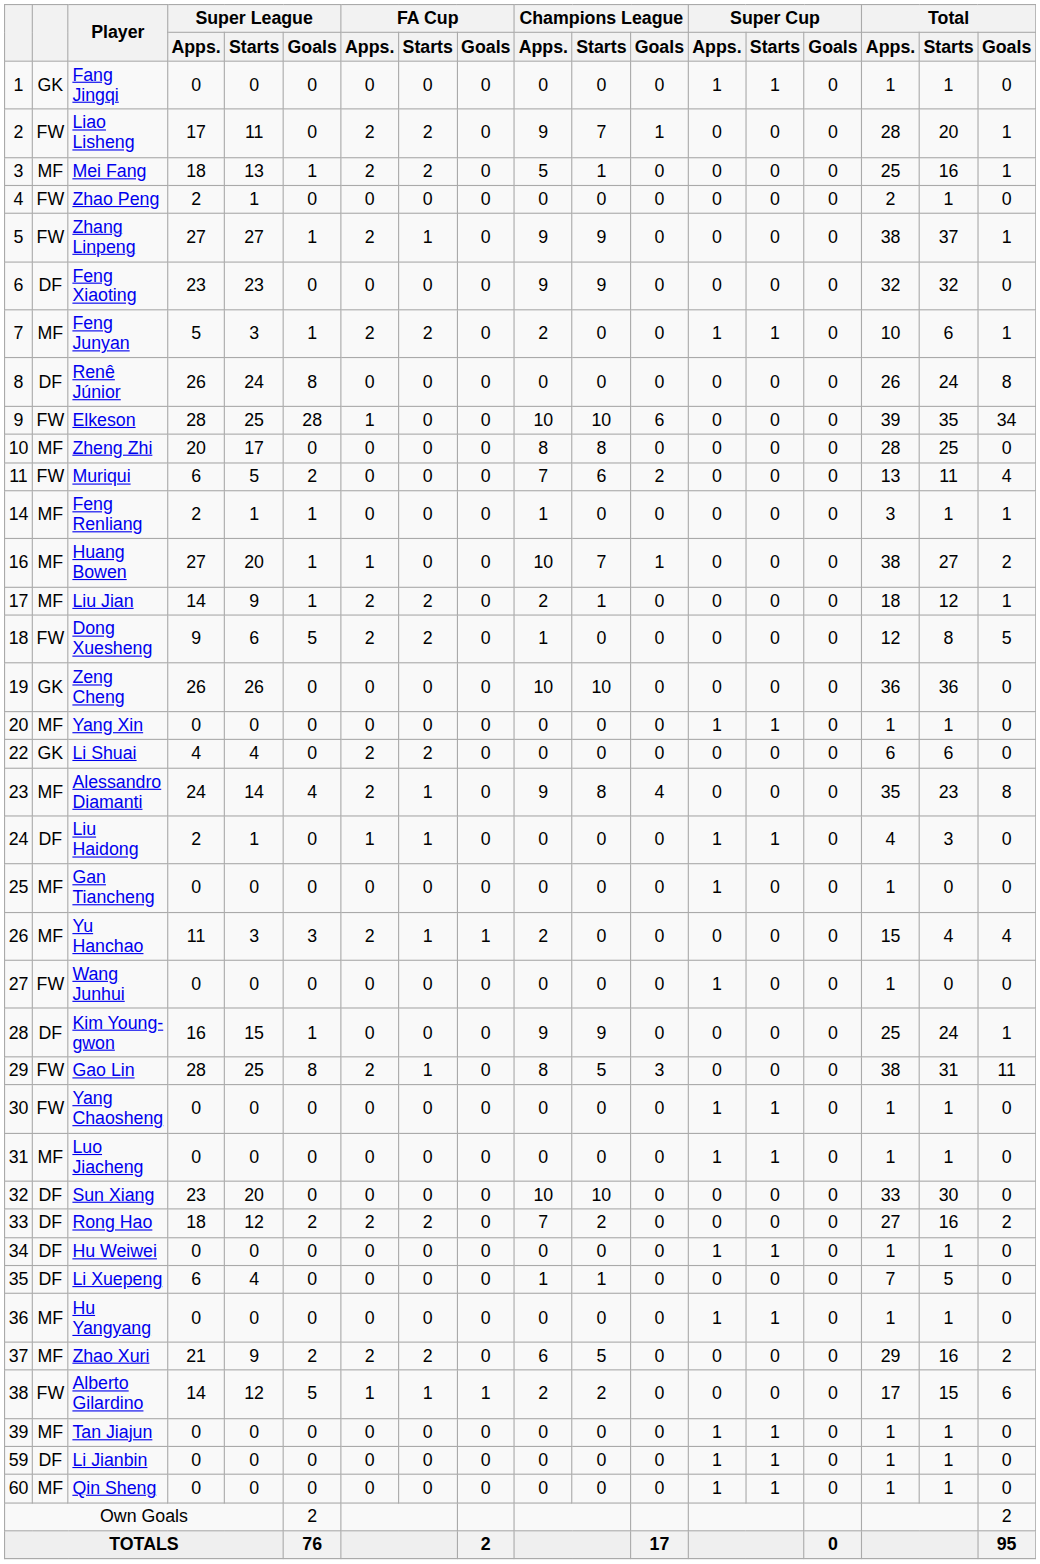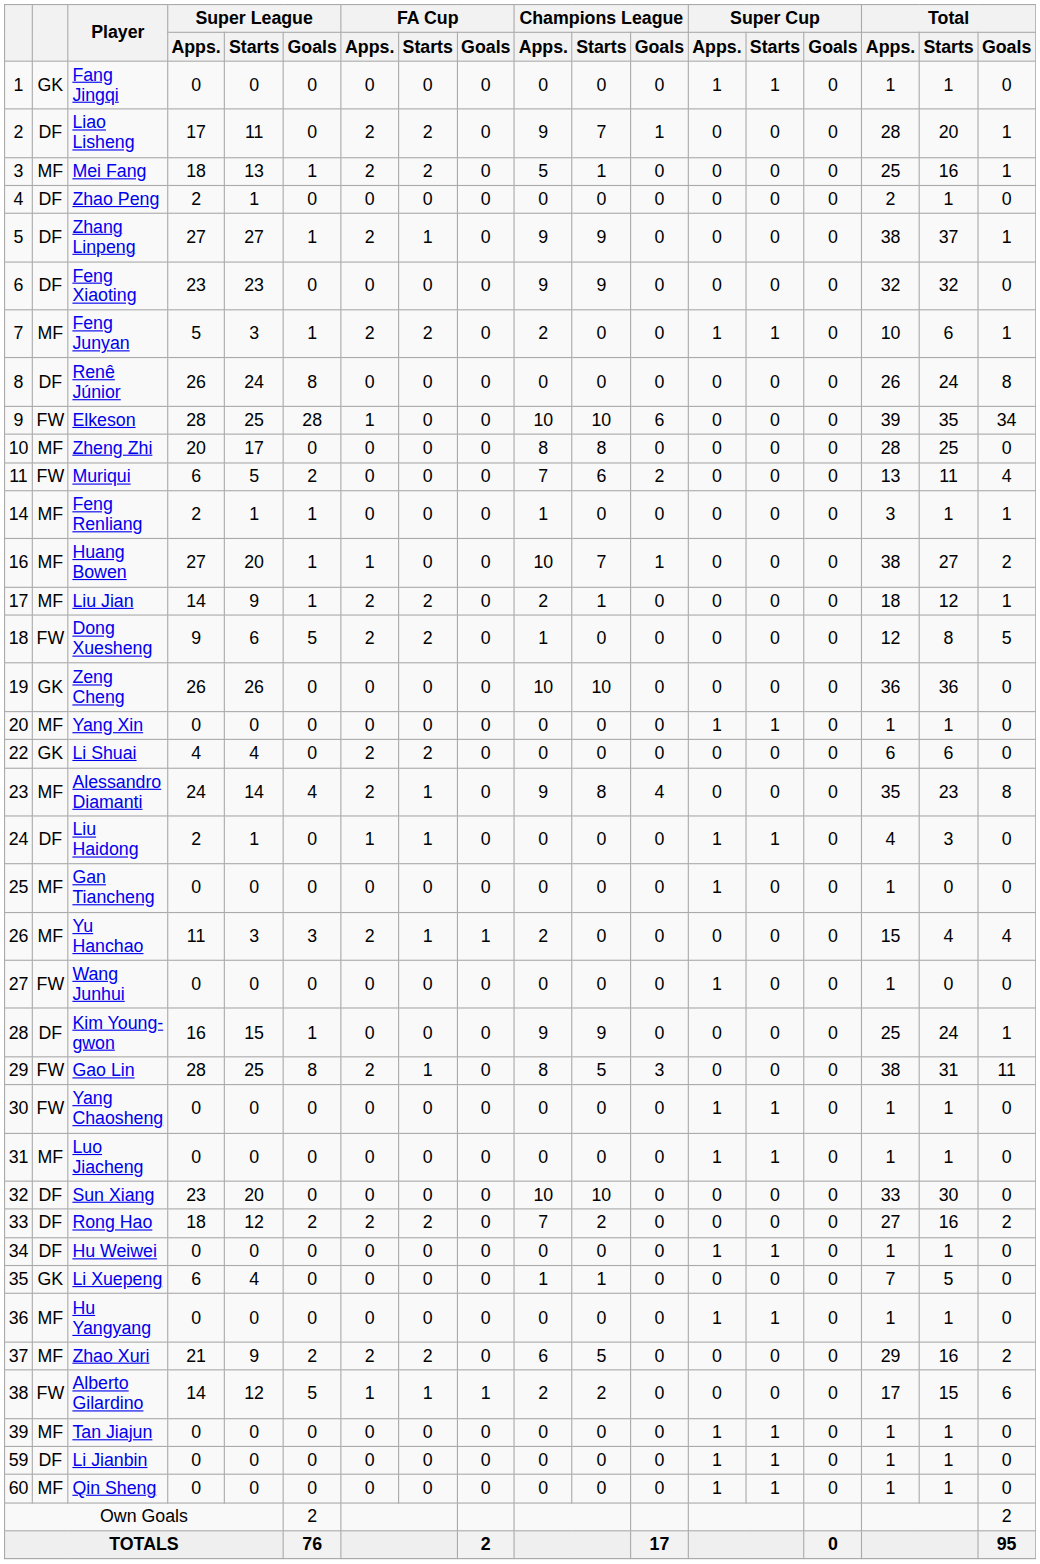(50, 133) FW -> (50, 133) DF
(50, 199) FW -> (50, 199) DF
(50, 237) FW -> (50, 237) DF
(50, 1279) DF -> (50, 1279) GK
